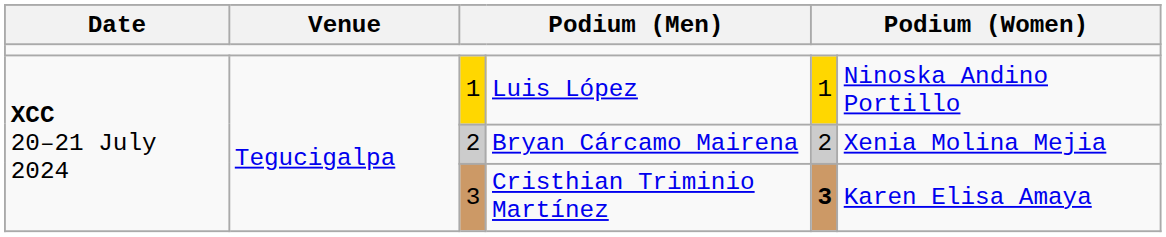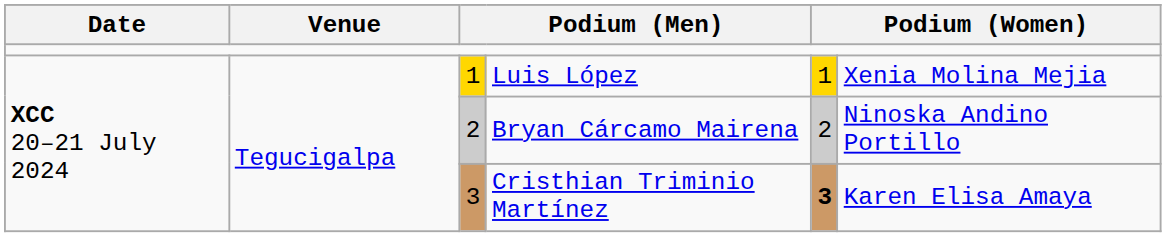(946, 90) Ninoska Andino Portillo -> (975, 76) Xenia Molina Mejia
(975, 144) Xenia Molina Mejia -> (946, 130) Ninoska Andino Portillo
